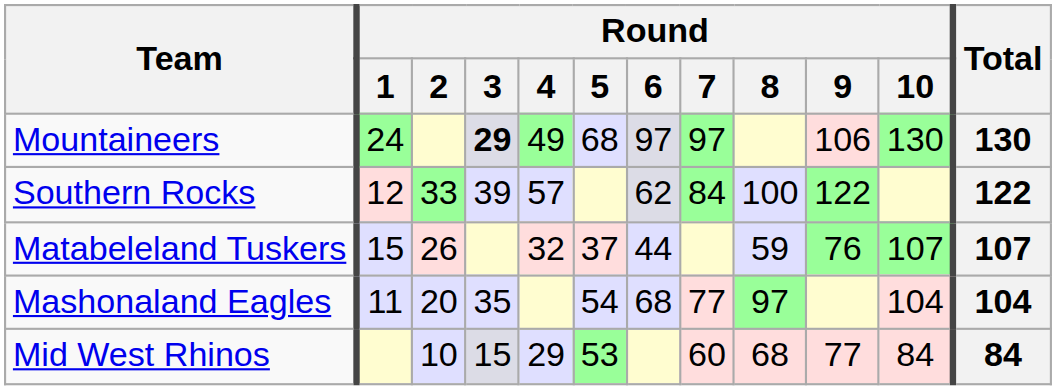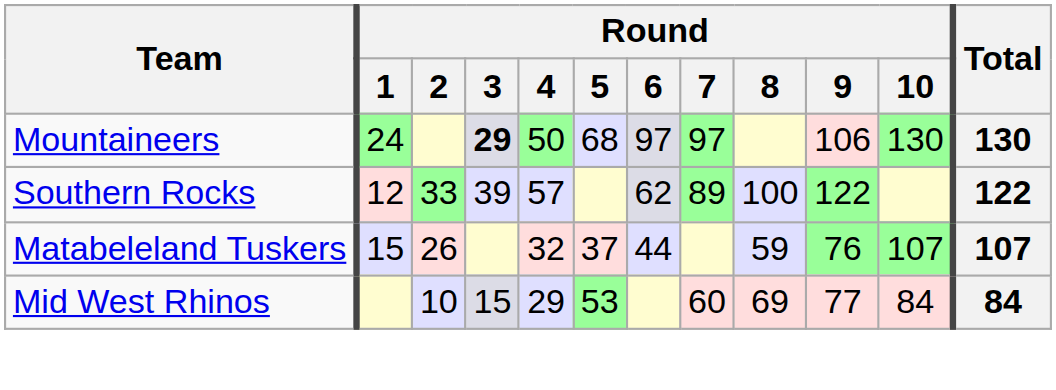(546, 139) 49 -> (546, 139) 50
(707, 193) 84 -> (707, 193) 89
- row: (172, 301)
(770, 355) 68 -> (770, 301) 69
